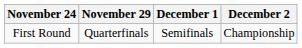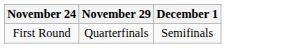- column: (259, 14)
